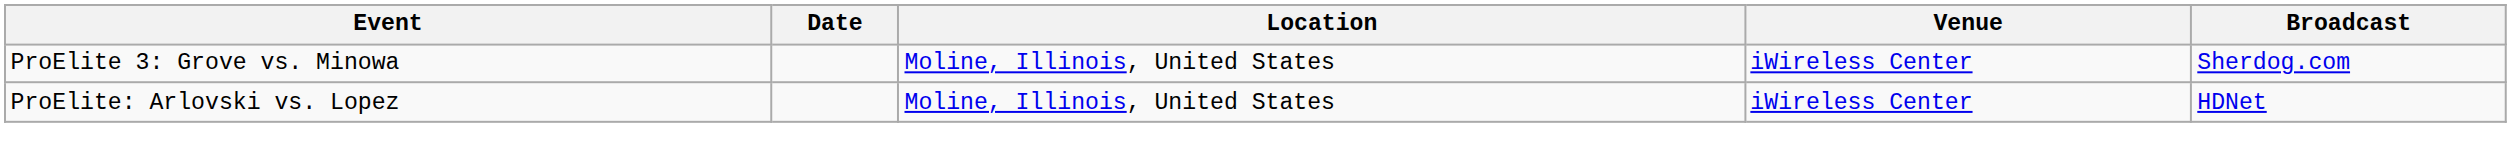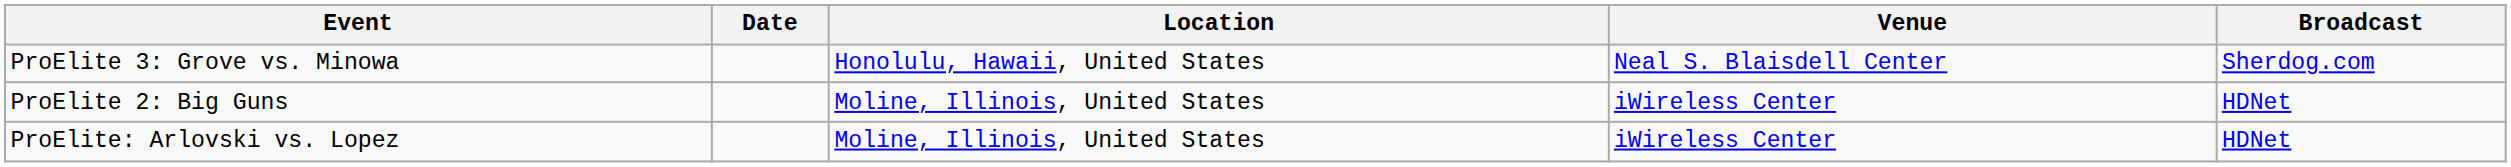(1120, 63) Moline, Illinois, United States -> (1050, 63) Honolulu, Hawaii, United States
(1861, 63) iWireless Center -> (1781, 63) Neal S. Blaisdell Center
+ row: (149, 102)
